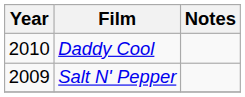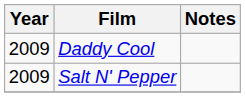(29, 48) 2010 -> (29, 48) 2009
